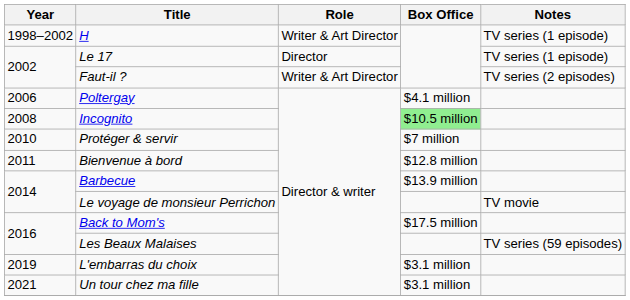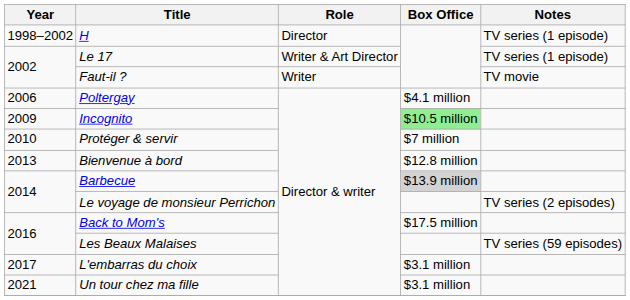(340, 35) Writer & Art Director -> (304, 35) Director
(304, 56) Director -> (340, 56) Writer & Art Director
(340, 77) Writer & Art Director -> (299, 77) Writer
(549, 77) TV series (2 episodes) -> (511, 77) TV movie
(22, 118) 2008 -> (22, 118) 2009
(22, 160) 2011 -> (22, 160) 2013
(441, 181) no background -> (441, 181) lightgrey background
(511, 202) TV movie -> (549, 202) TV series (2 episodes)
(22, 264) 2019 -> (22, 264) 2017
